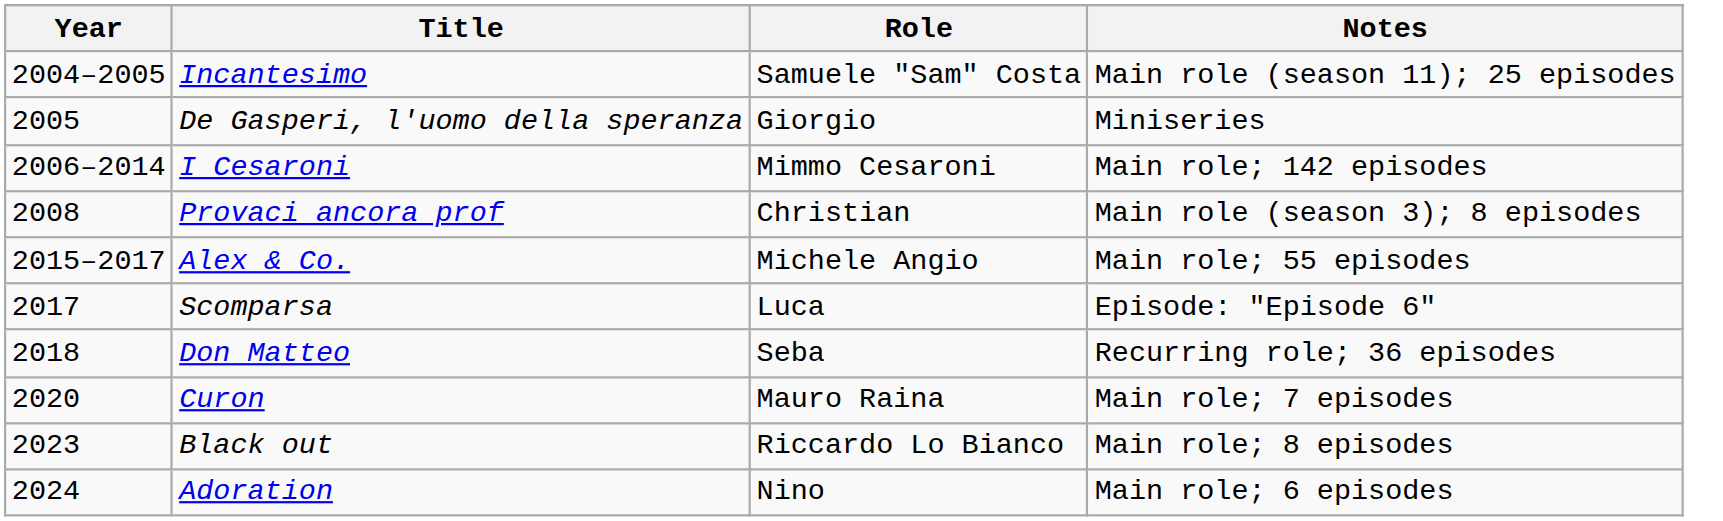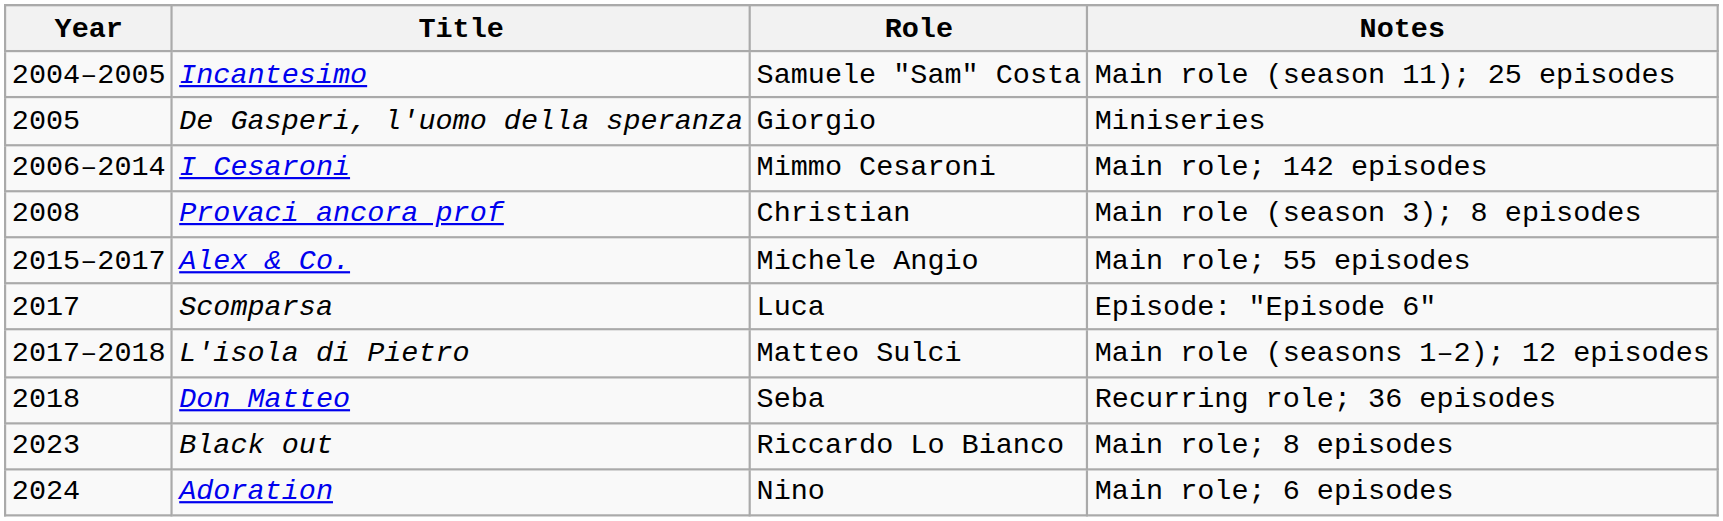+ row: (324, 353)
- row: (222, 400)
